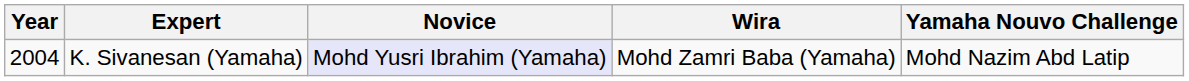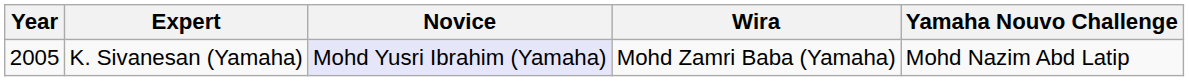(35, 57) 2004 -> (35, 57) 2005
